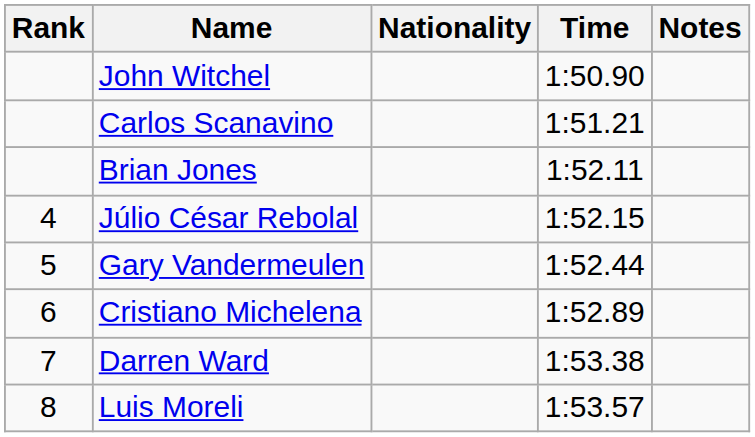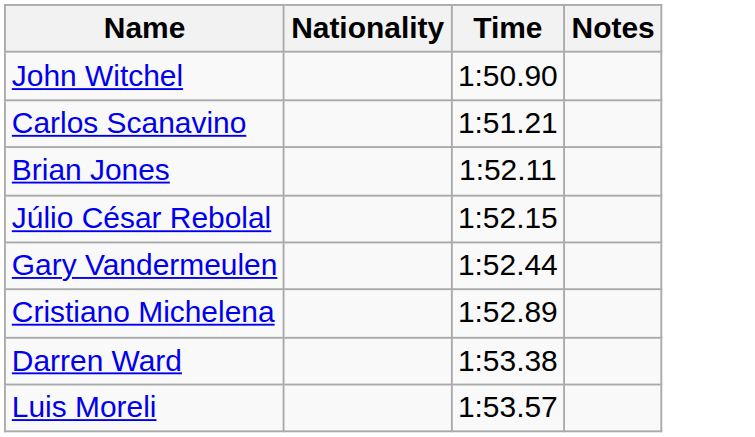- column: (48, 28)
